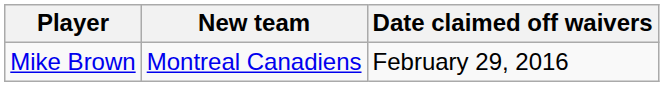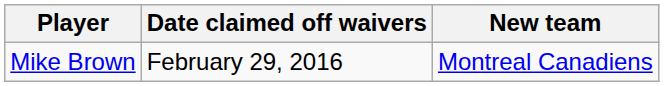columns swapped: (254, 23) <-> (513, 23)
